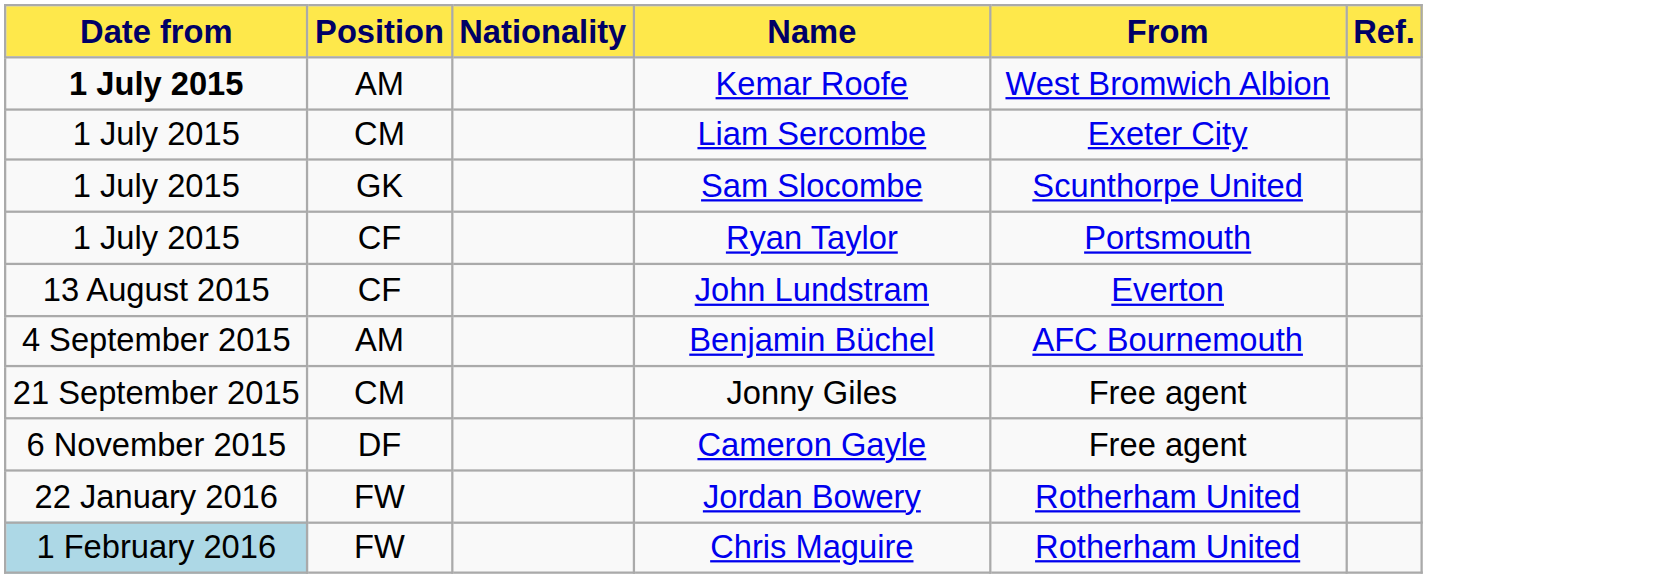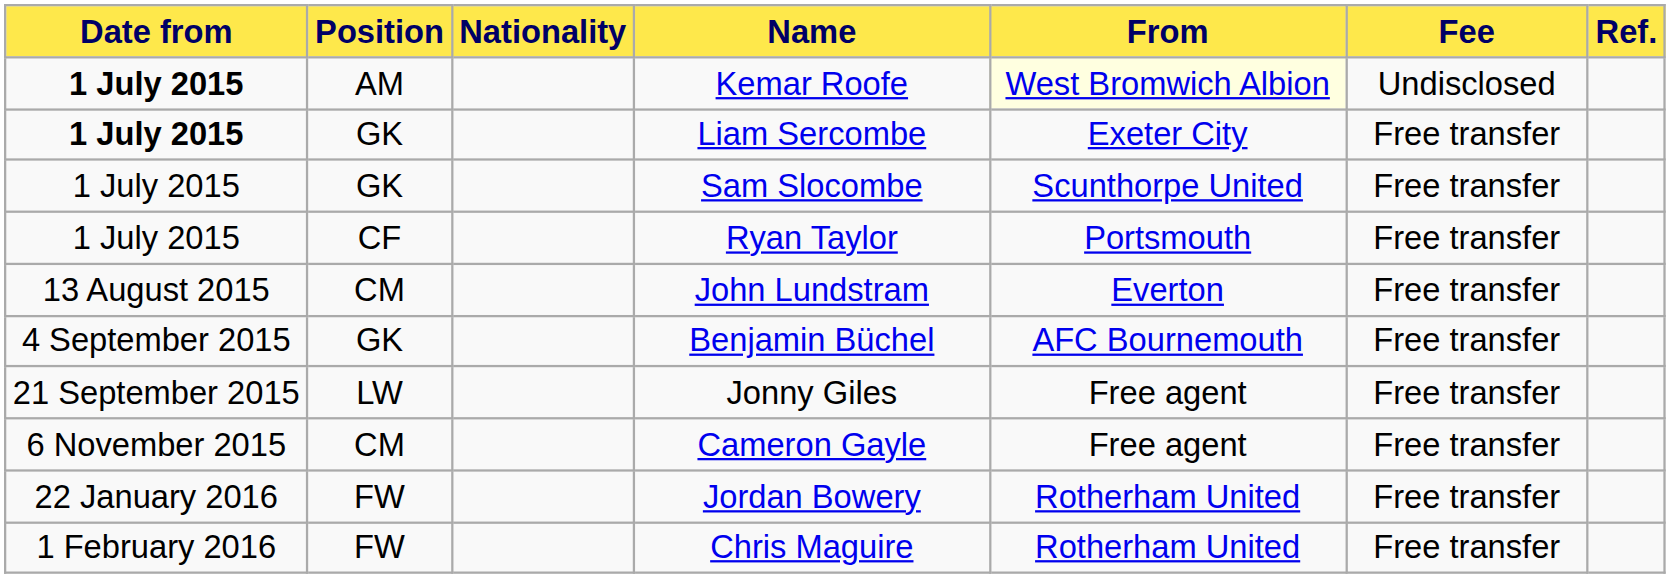+ column: (1467, 31)
(1168, 83) no background -> (1168, 83) lightyellow background
(156, 135) normal -> (156, 135) bold
(380, 135) CM -> (380, 135) GK
(380, 290) CF -> (380, 290) CM
(380, 341) AM -> (380, 341) GK
(380, 393) CM -> (380, 393) LW
(380, 444) DF -> (380, 444) CM
(156, 548) lightblue background -> (156, 548) no background
